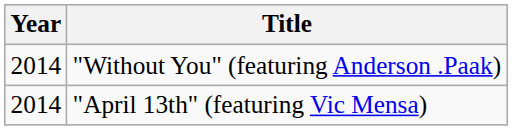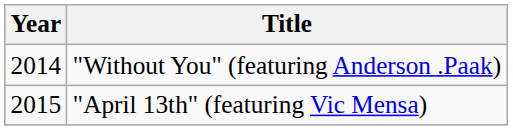(36, 104) 2014 -> (36, 104) 2015
